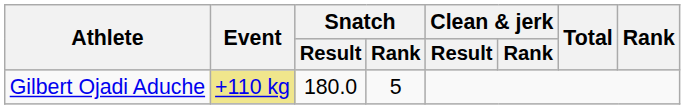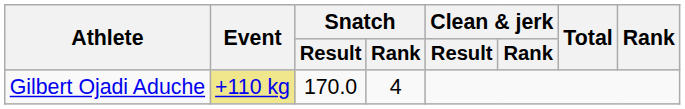(331, 87) 180.0 -> (331, 87) 170.0
(396, 87) 5 -> (396, 87) 4
